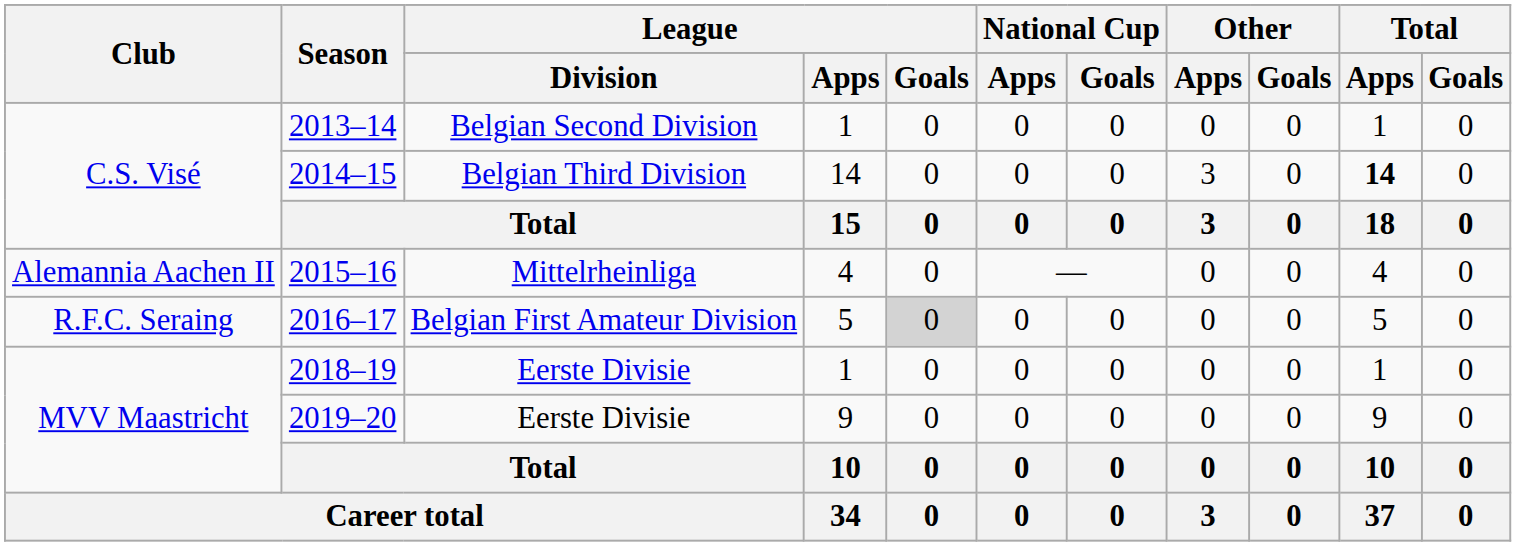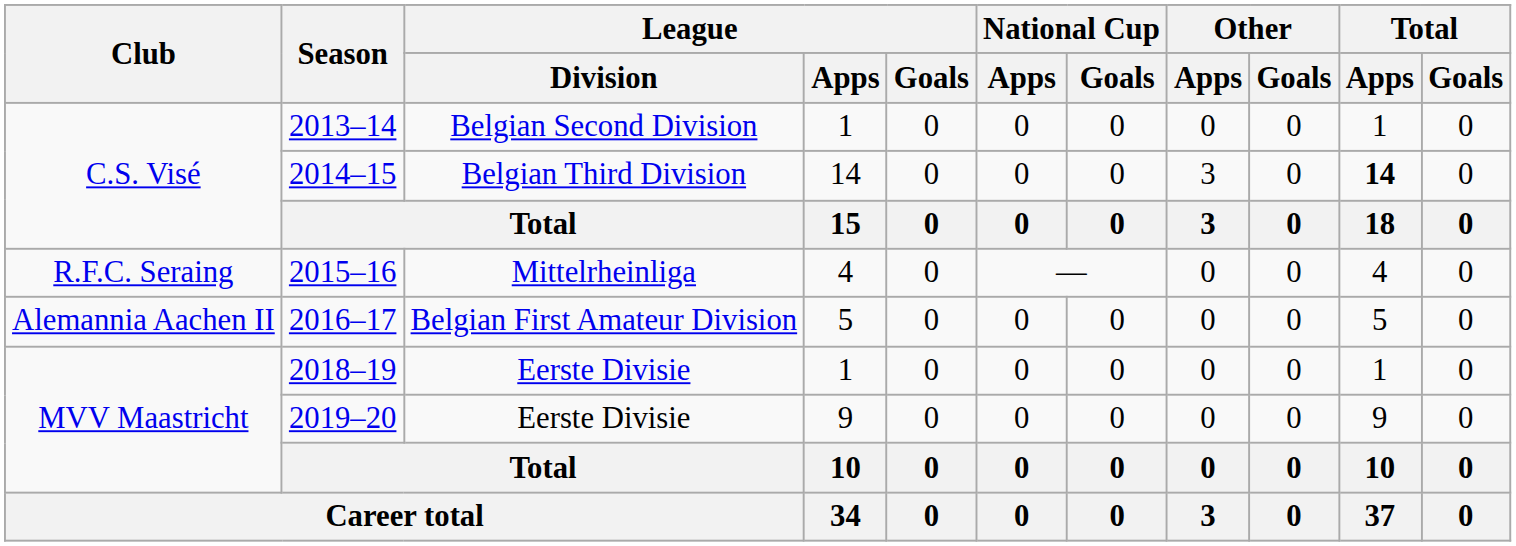(143, 272) Alemannia Aachen II -> (143, 272) R.F.C. Seraing
(143, 321) R.F.C. Seraing -> (143, 321) Alemannia Aachen II
(931, 321) lightgrey background -> (931, 321) no background
